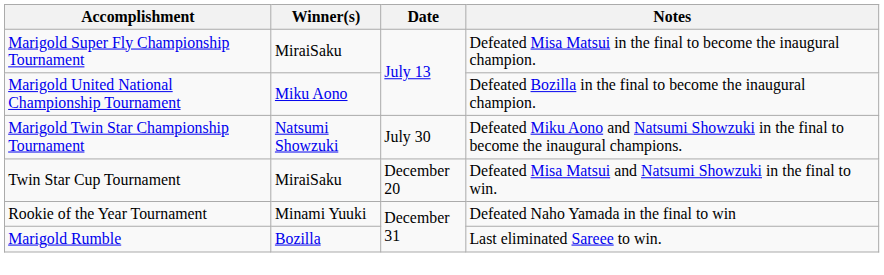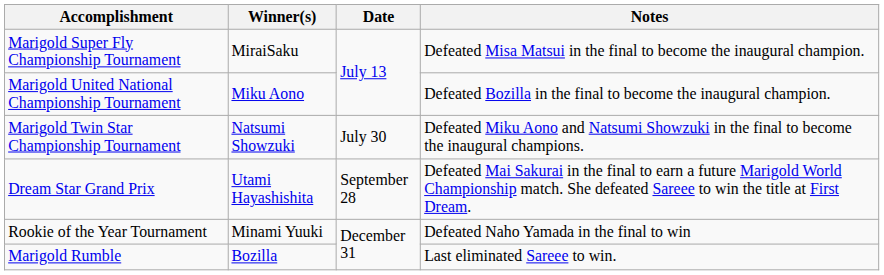+ row: (81, 188)
- row: (94, 179)
